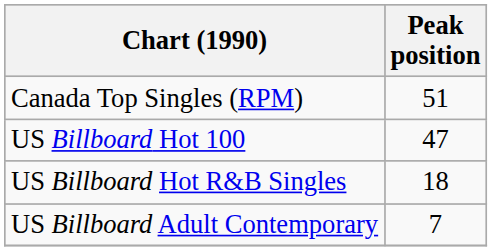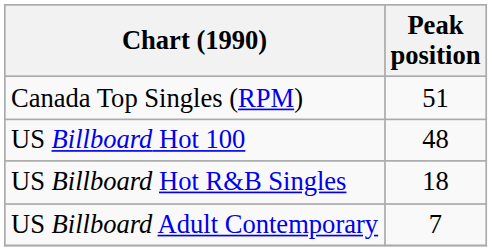(435, 139) 47 -> (435, 139) 48
